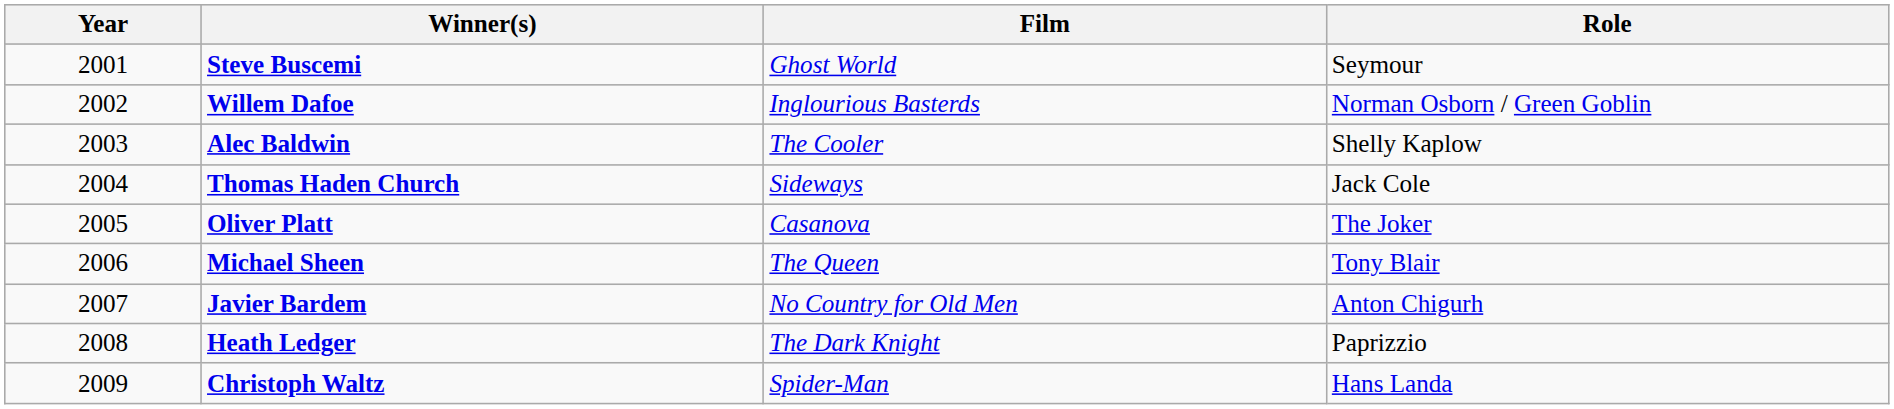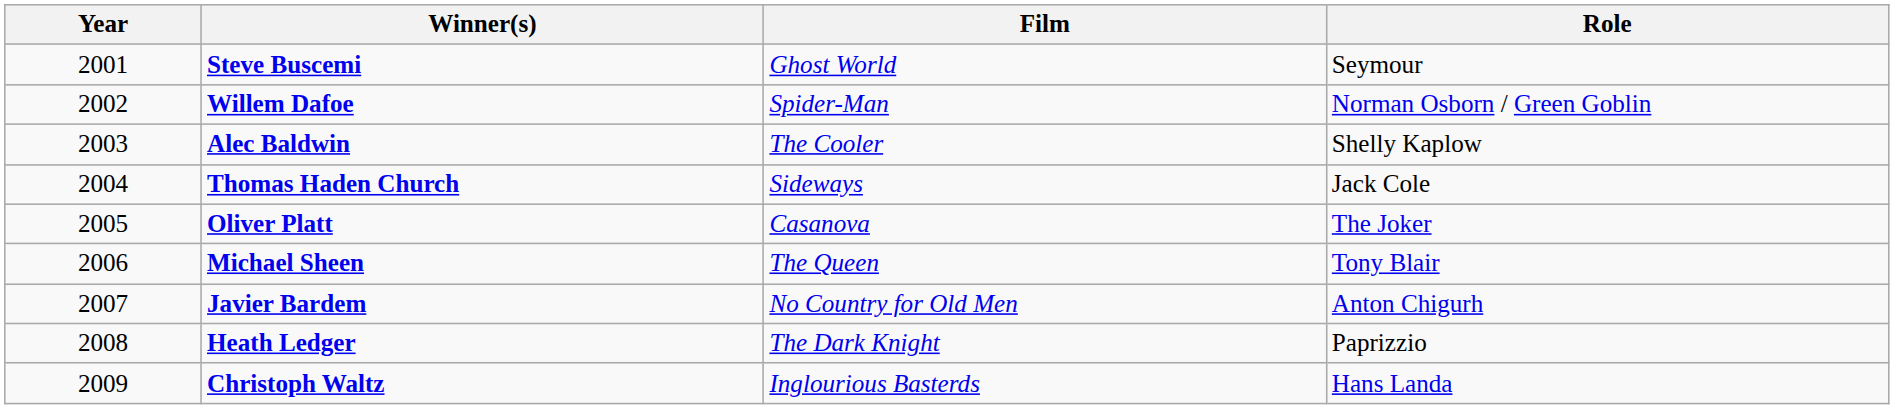(875, 104) Inglourious Basterds -> (829, 104) Spider-Man
(829, 382) Spider-Man -> (875, 382) Inglourious Basterds
